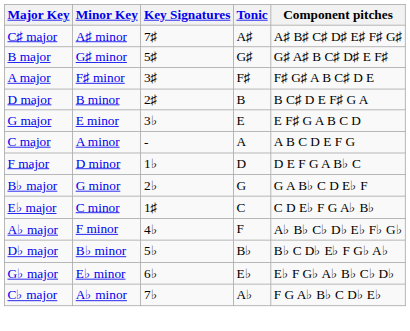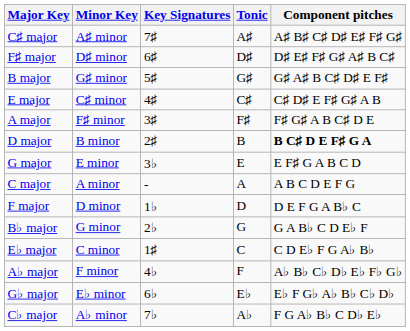+ row: (32, 57)
+ row: (29, 99)
(321, 99) normal -> (323, 141) bold
- row: (33, 251)
